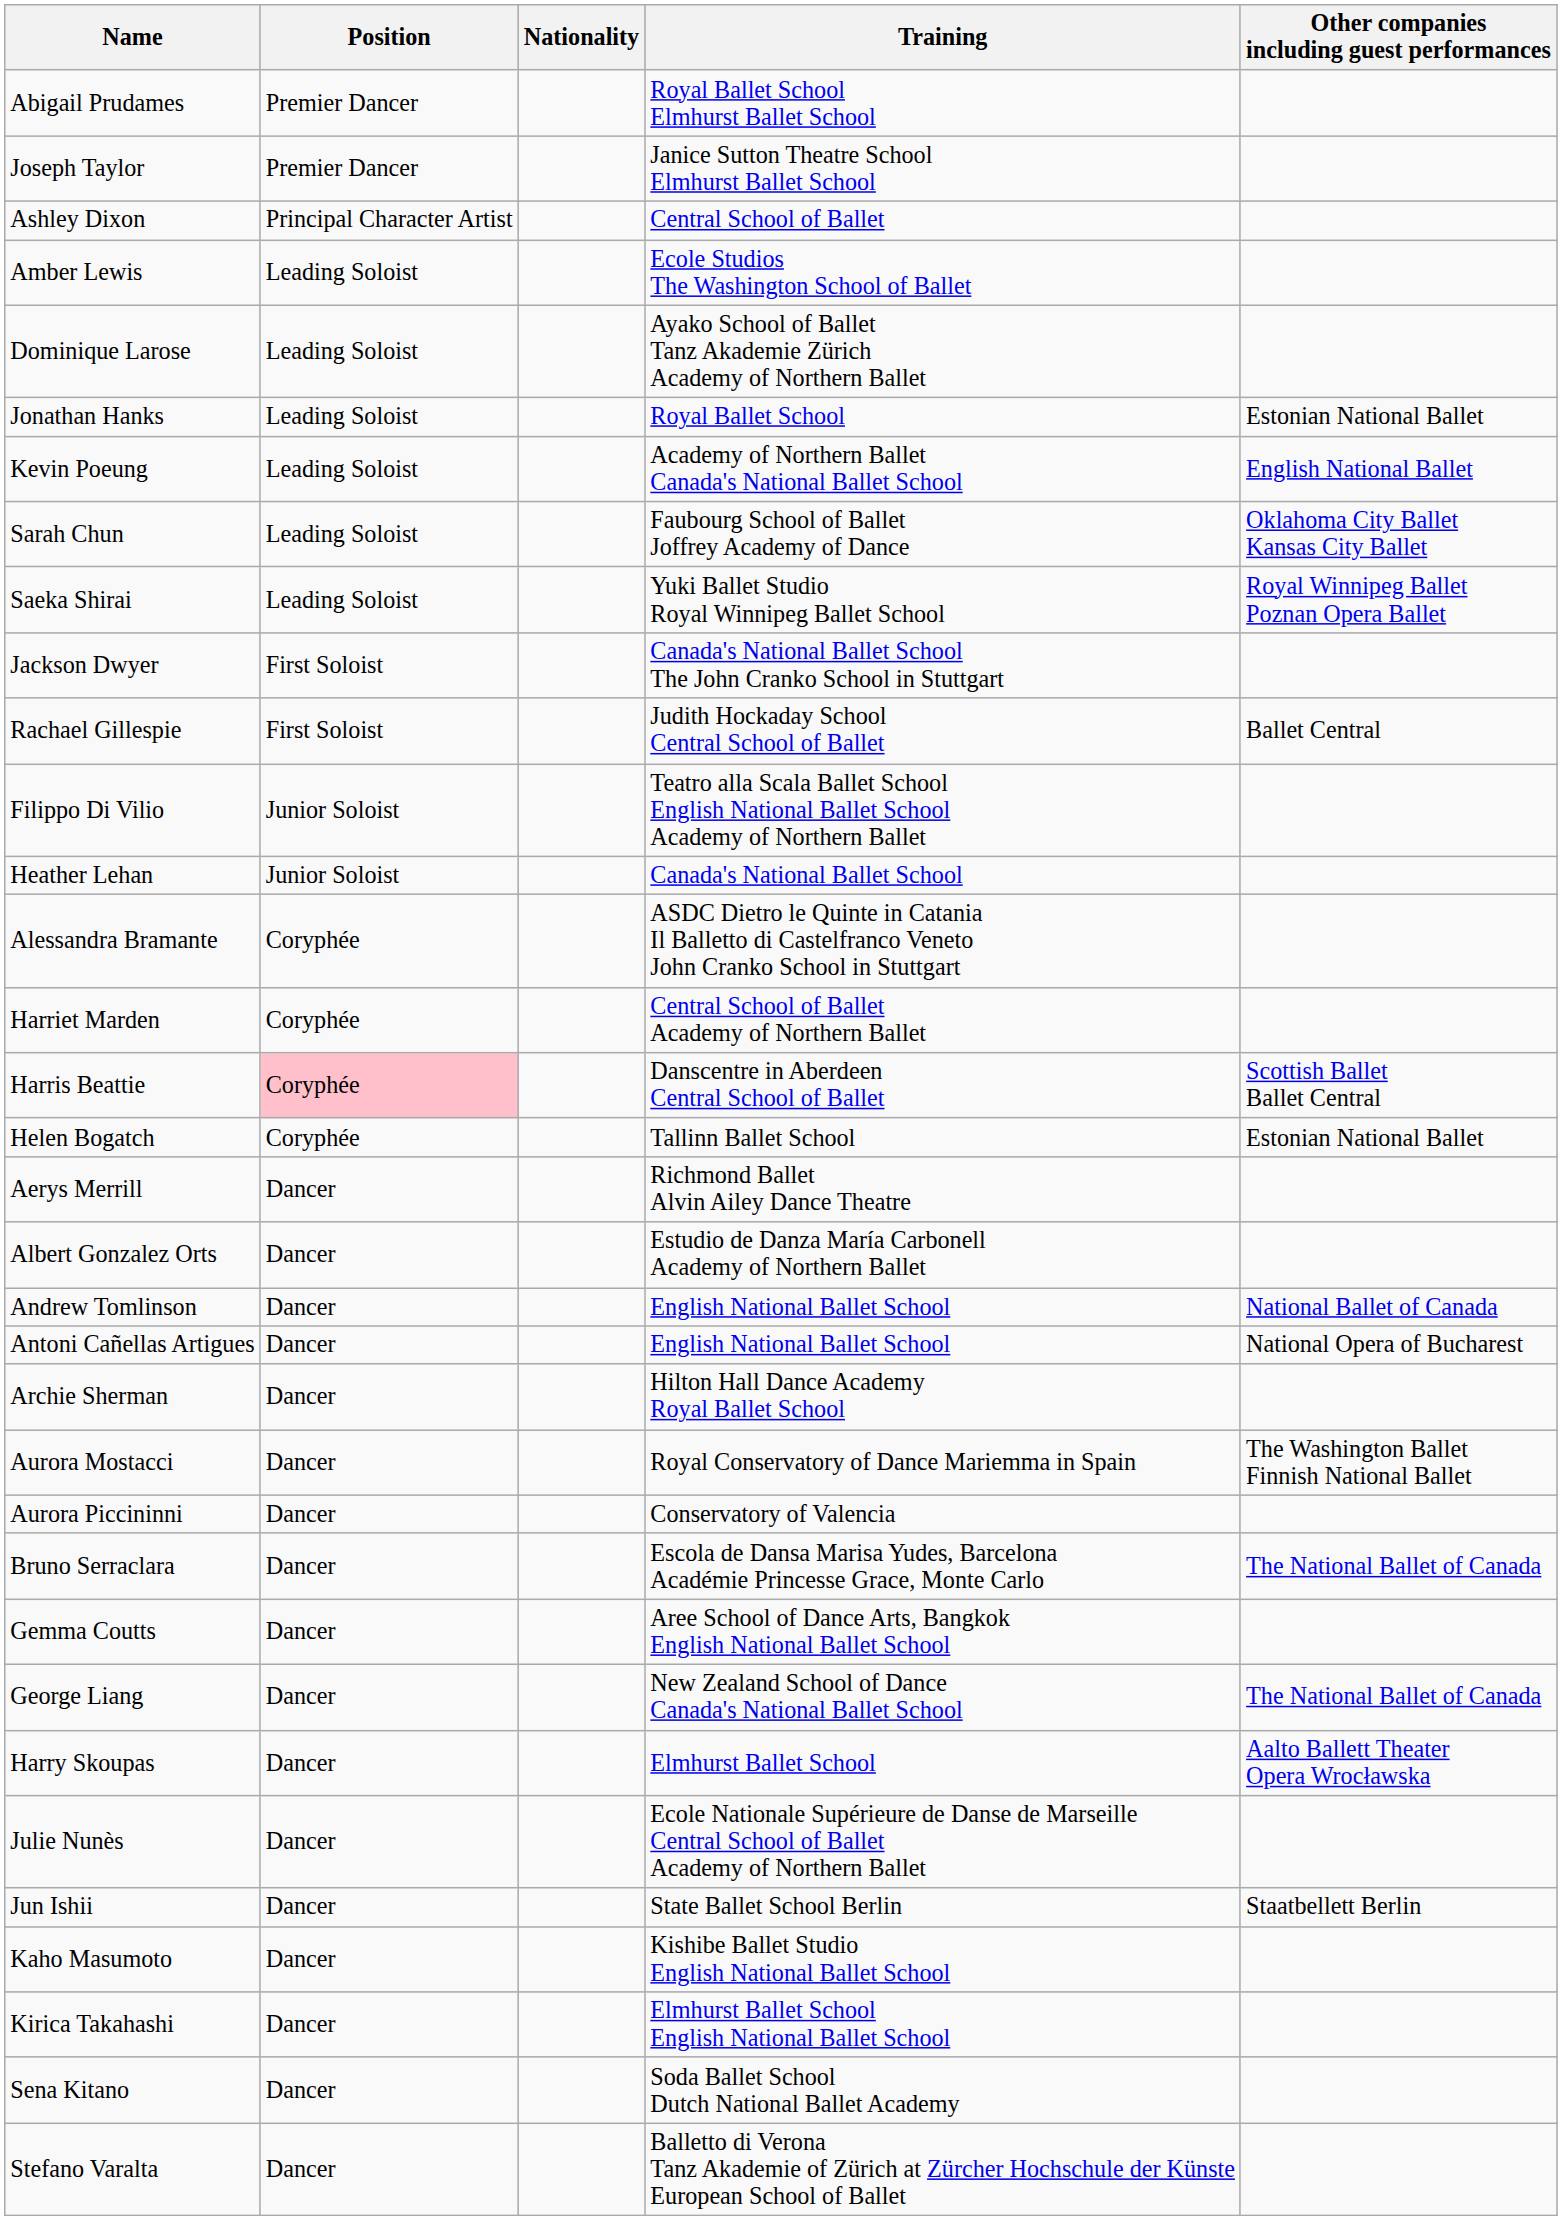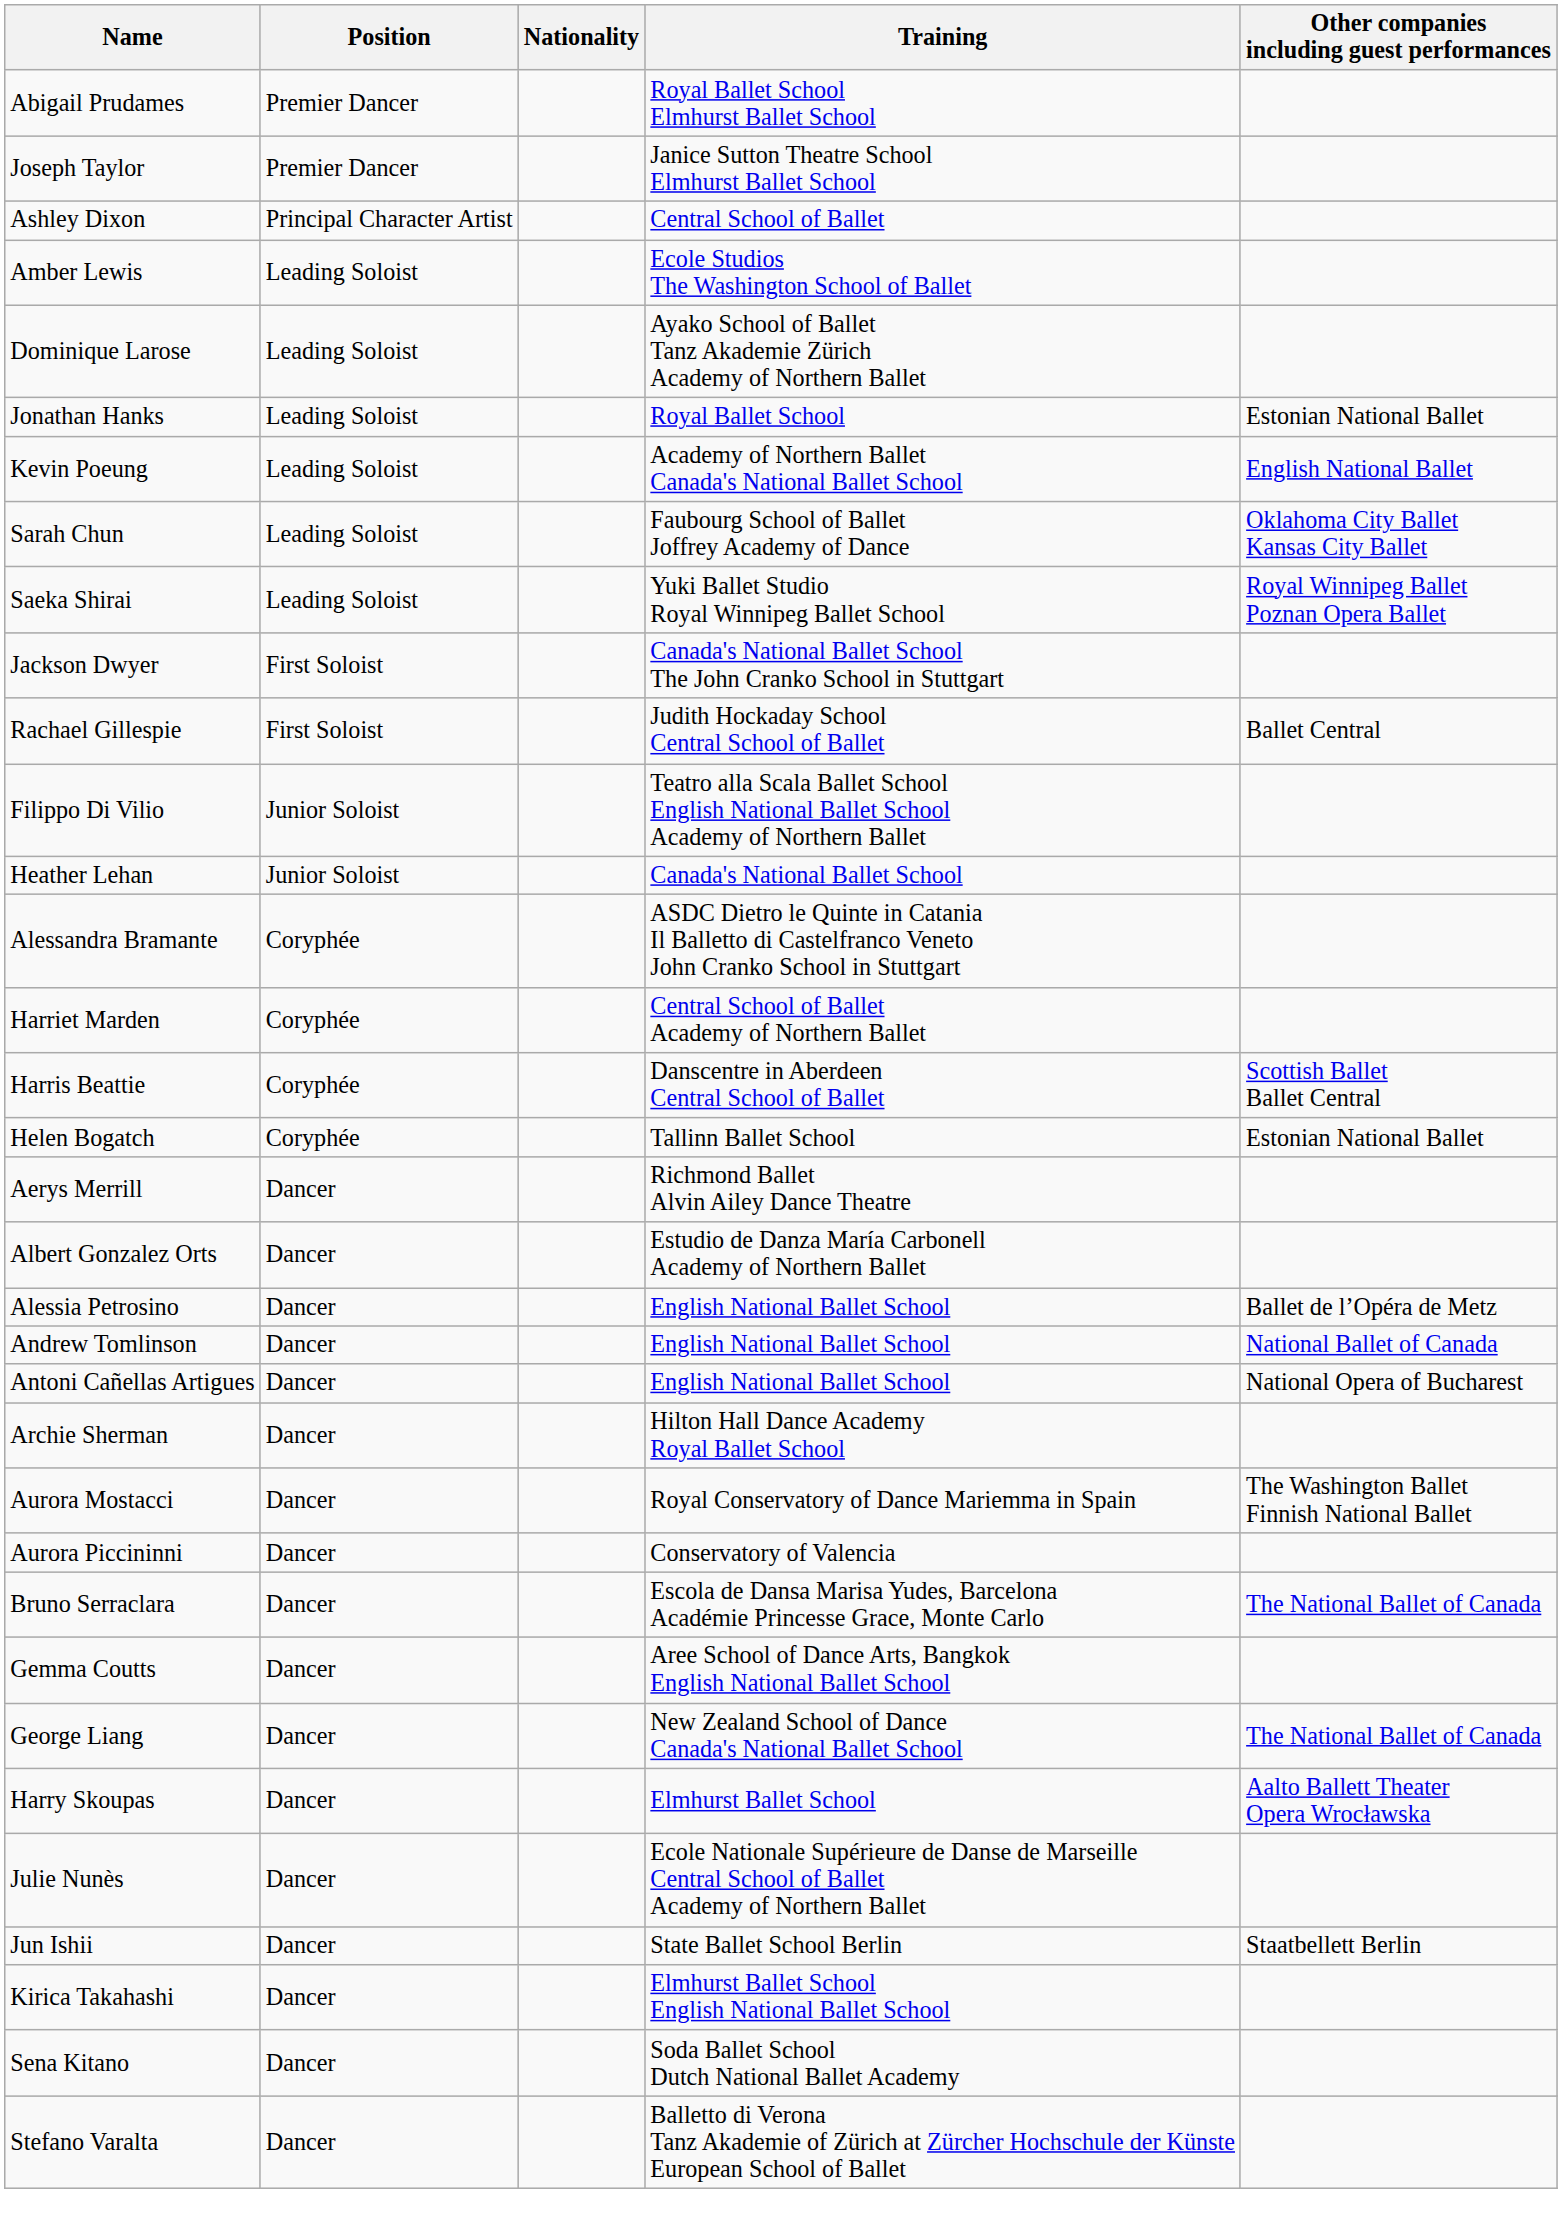(313, 1085) pink background -> (313, 1085) no background
+ row: (95, 1306)
- row: (91, 1958)
